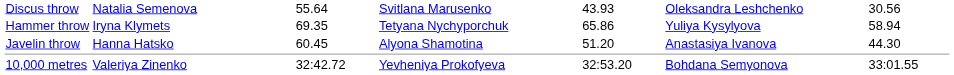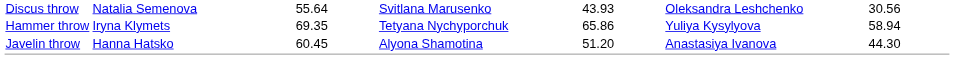- row: (46, 64)
